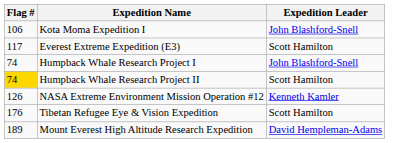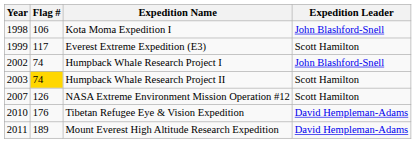+ column: (17, 12)
(304, 96) Kenneth Kamler -> (327, 96) Scott Hamilton
(301, 113) Scott Hamilton -> (351, 113) David Hempleman-Adams
